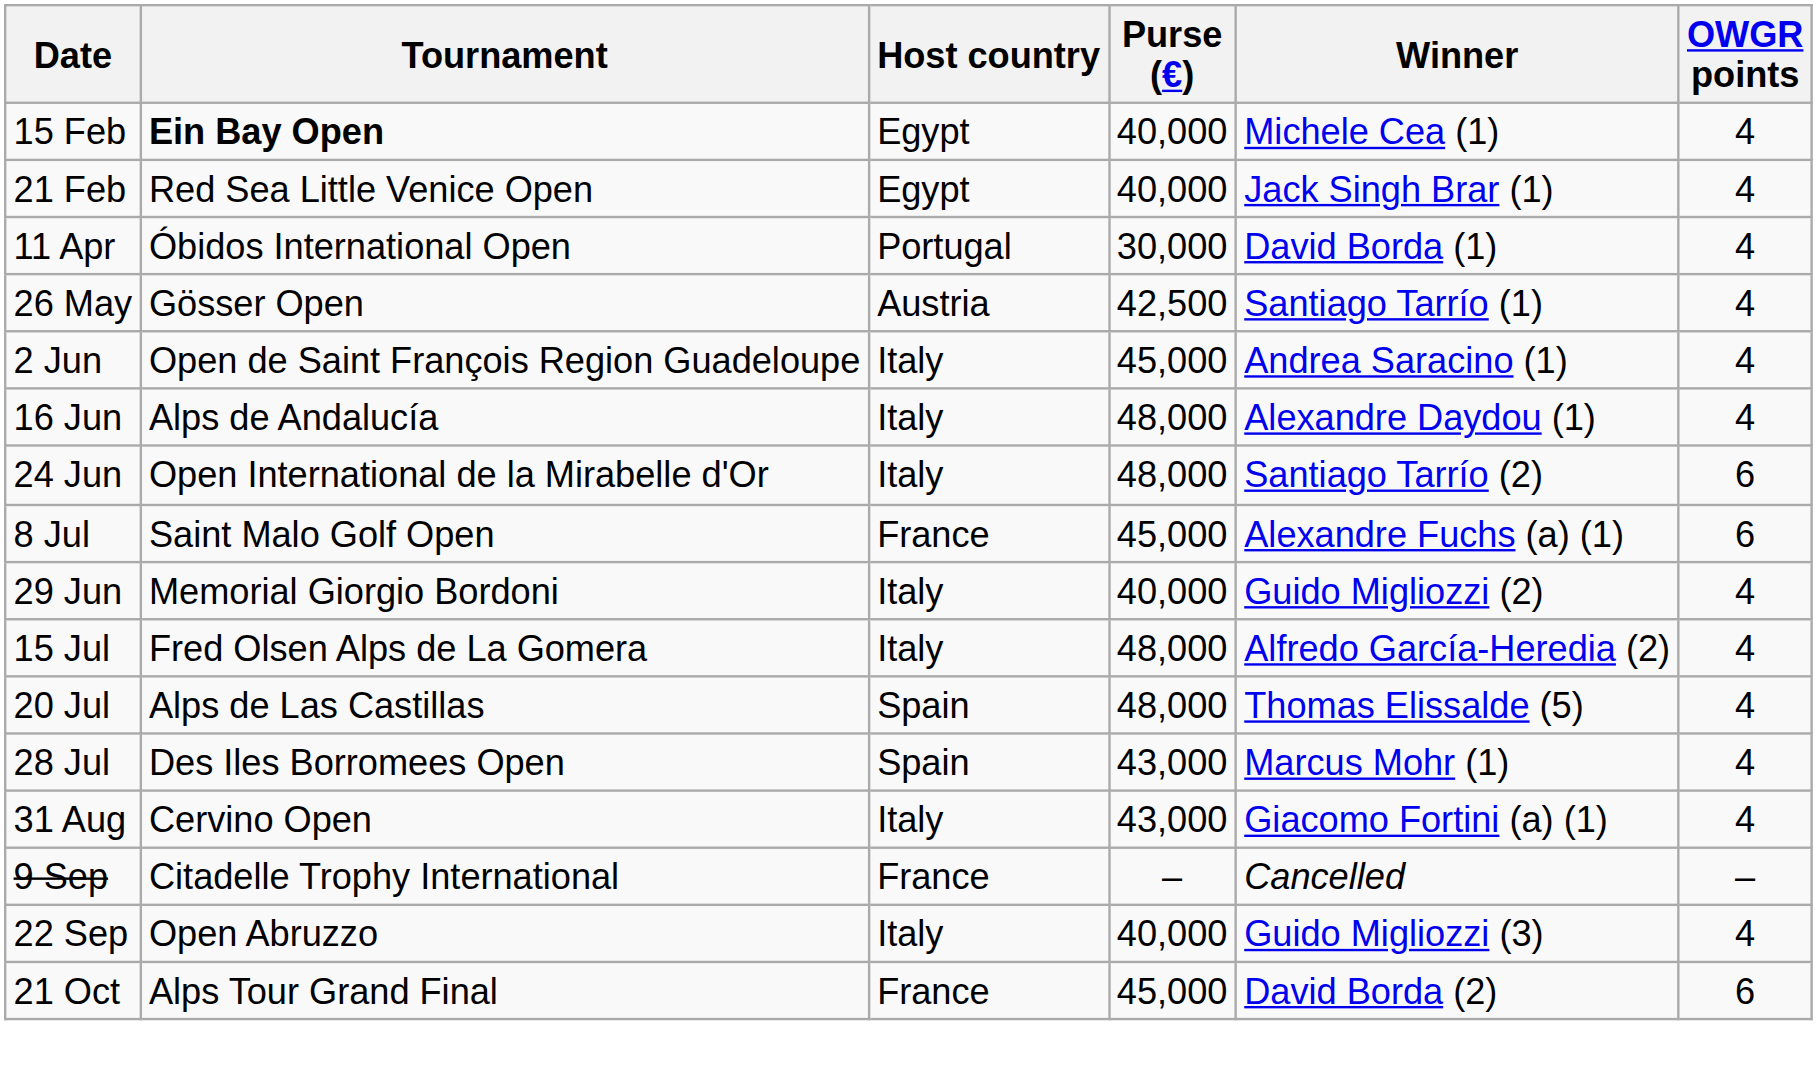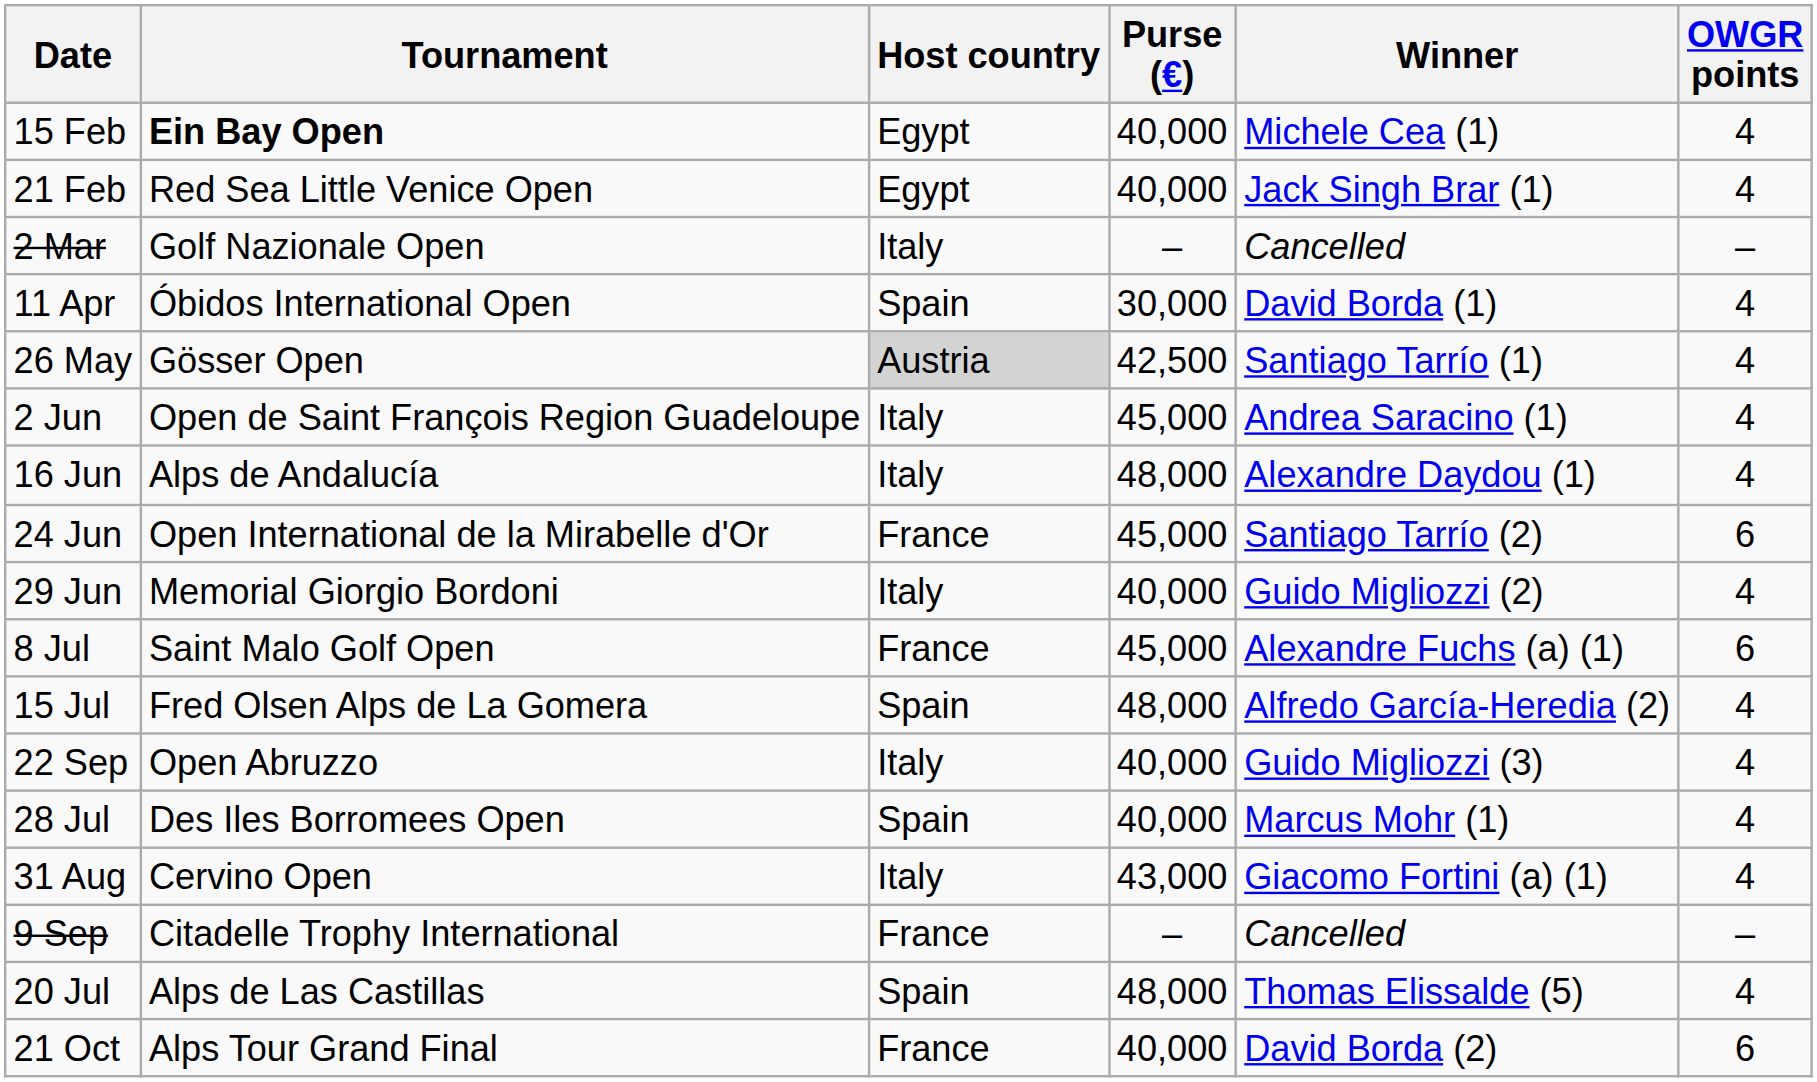+ row: (60, 246)
(944, 246) Portugal -> (923, 304) Spain
(933, 304) no background -> (933, 361) lightgrey background
(910, 475) Italy -> (933, 533) France
(1172, 475) 48,000 -> (1172, 533) 45,000
rows swapped: (68, 590) <-> (52, 533)
(910, 647) Italy -> (923, 704) Spain
rows swapped: (62, 704) <-> (71, 934)
(1172, 762) 43,000 -> (1172, 819) 40,000
(1172, 991) 45,000 -> (1172, 1048) 40,000
